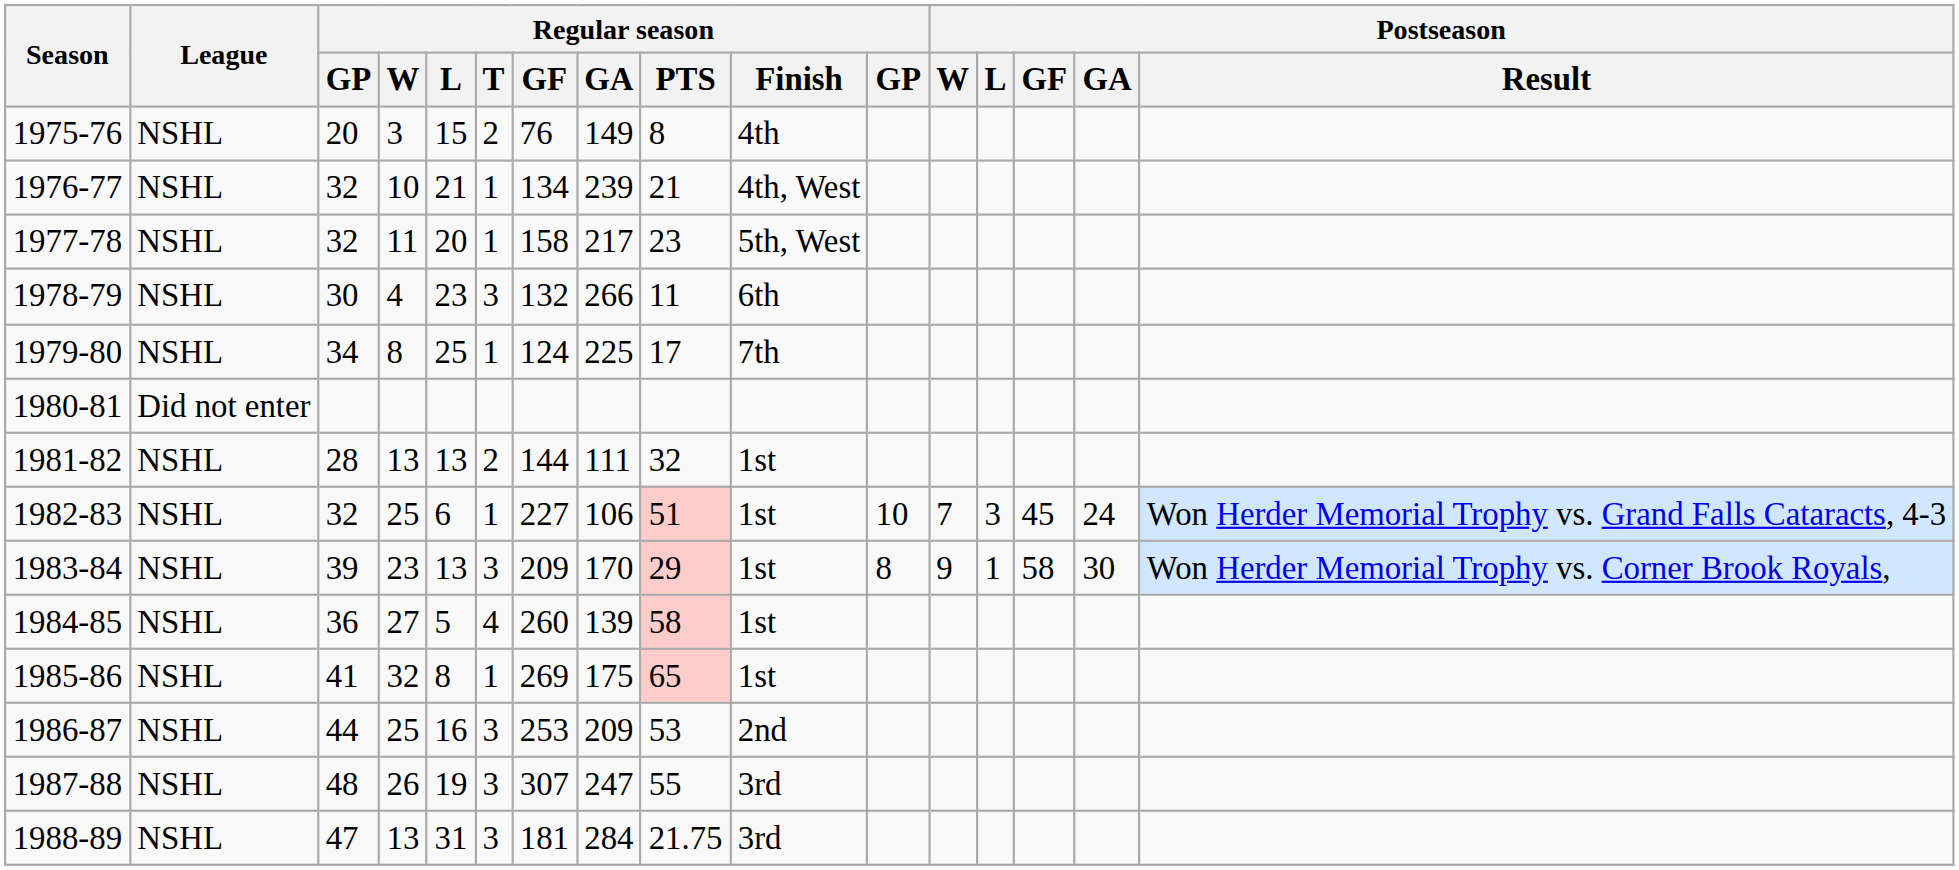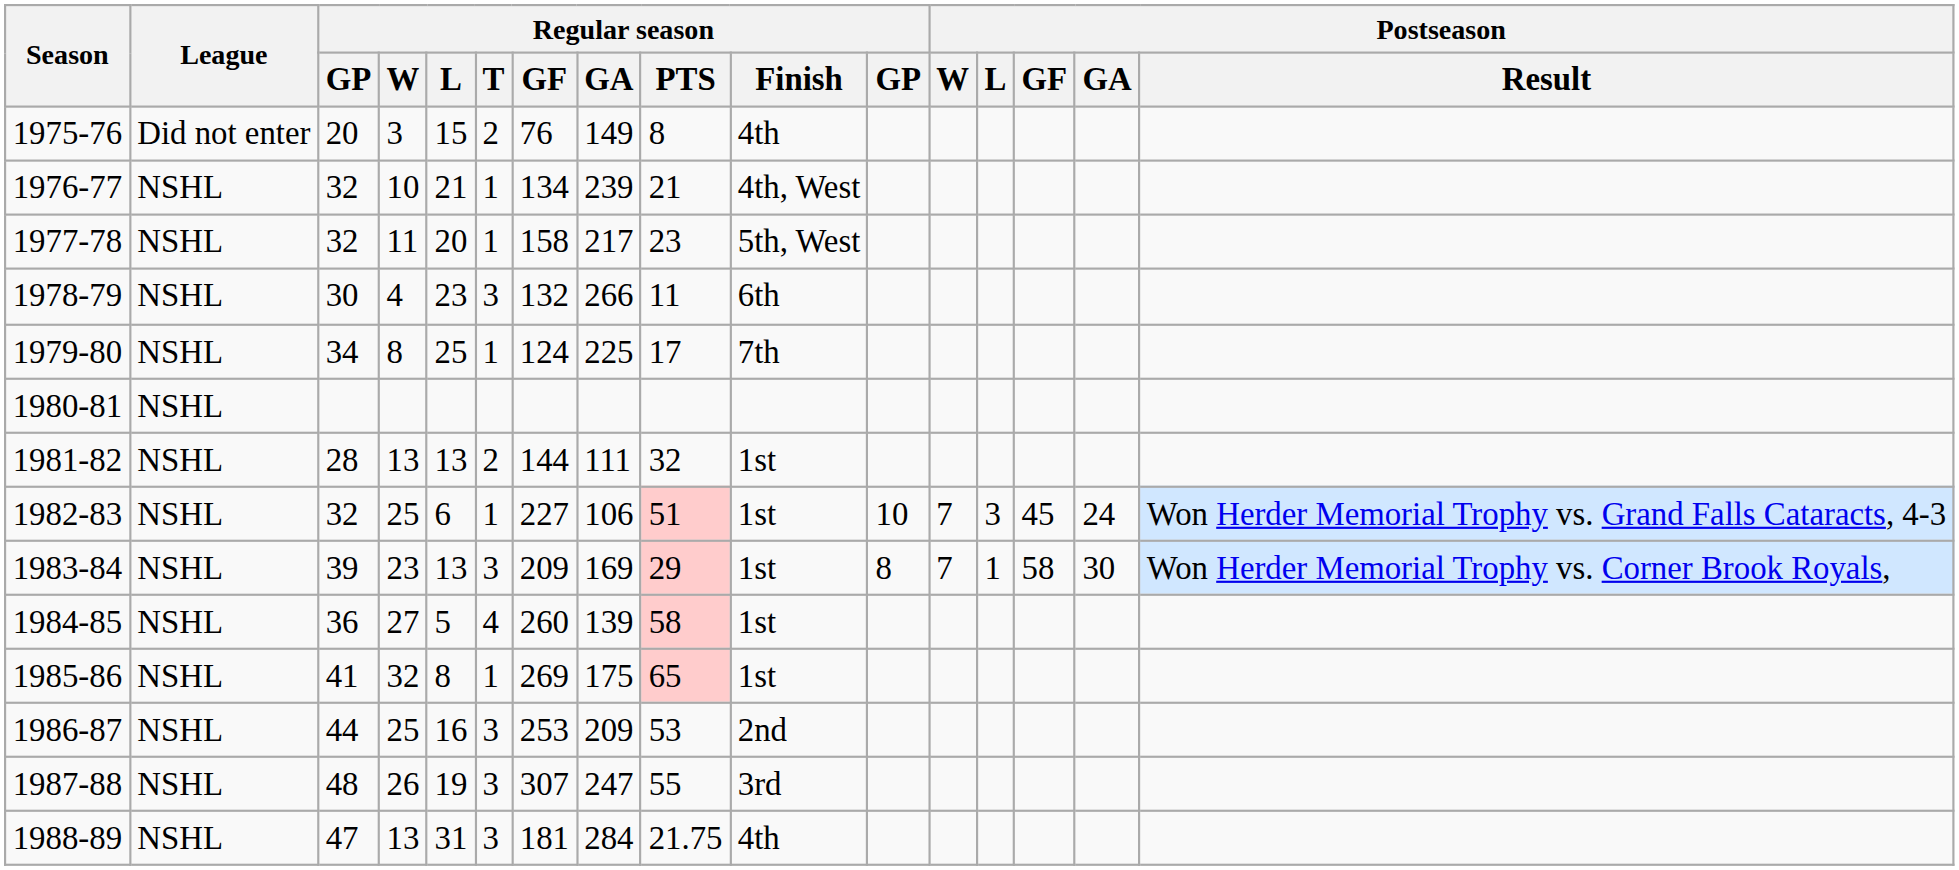(180, 133) NSHL -> (224, 133) Did not enter
(224, 404) Did not enter -> (180, 404) NSHL
(609, 566) 170 -> (609, 566) 169
(945, 566) 9 -> (945, 566) 7
(760, 837) 3rd -> (759, 837) 4th
